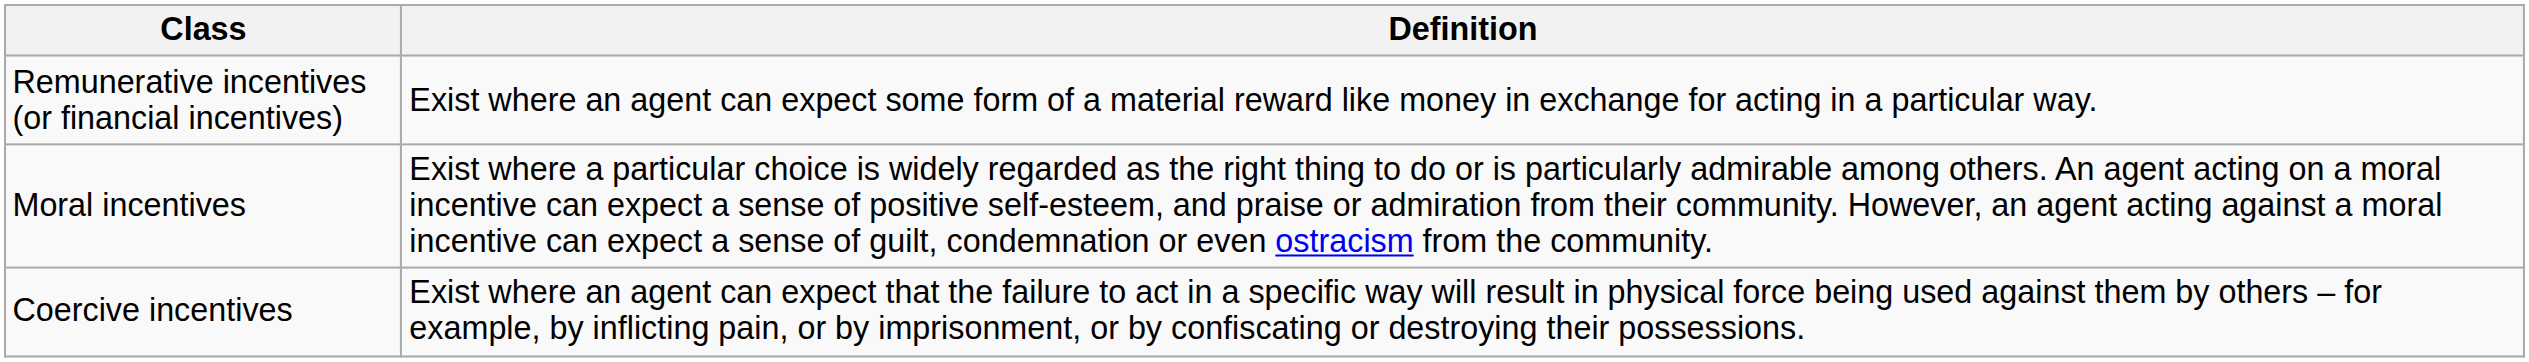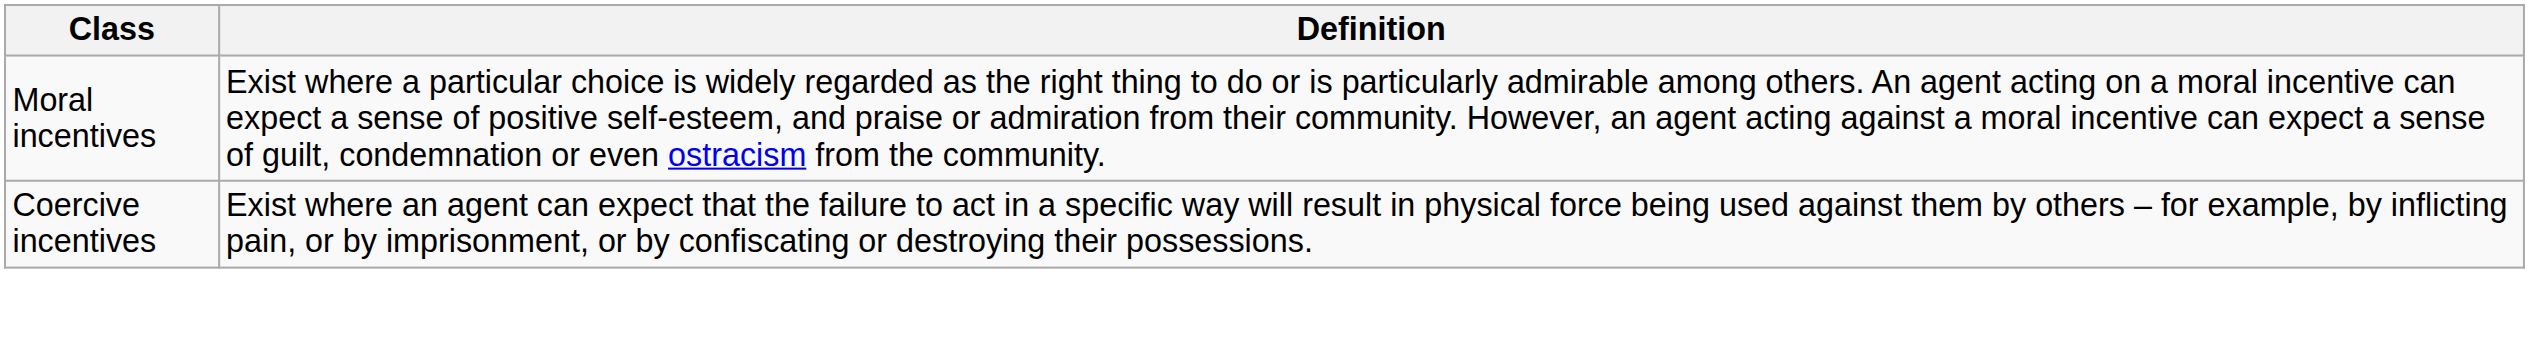- row: (189, 99)
